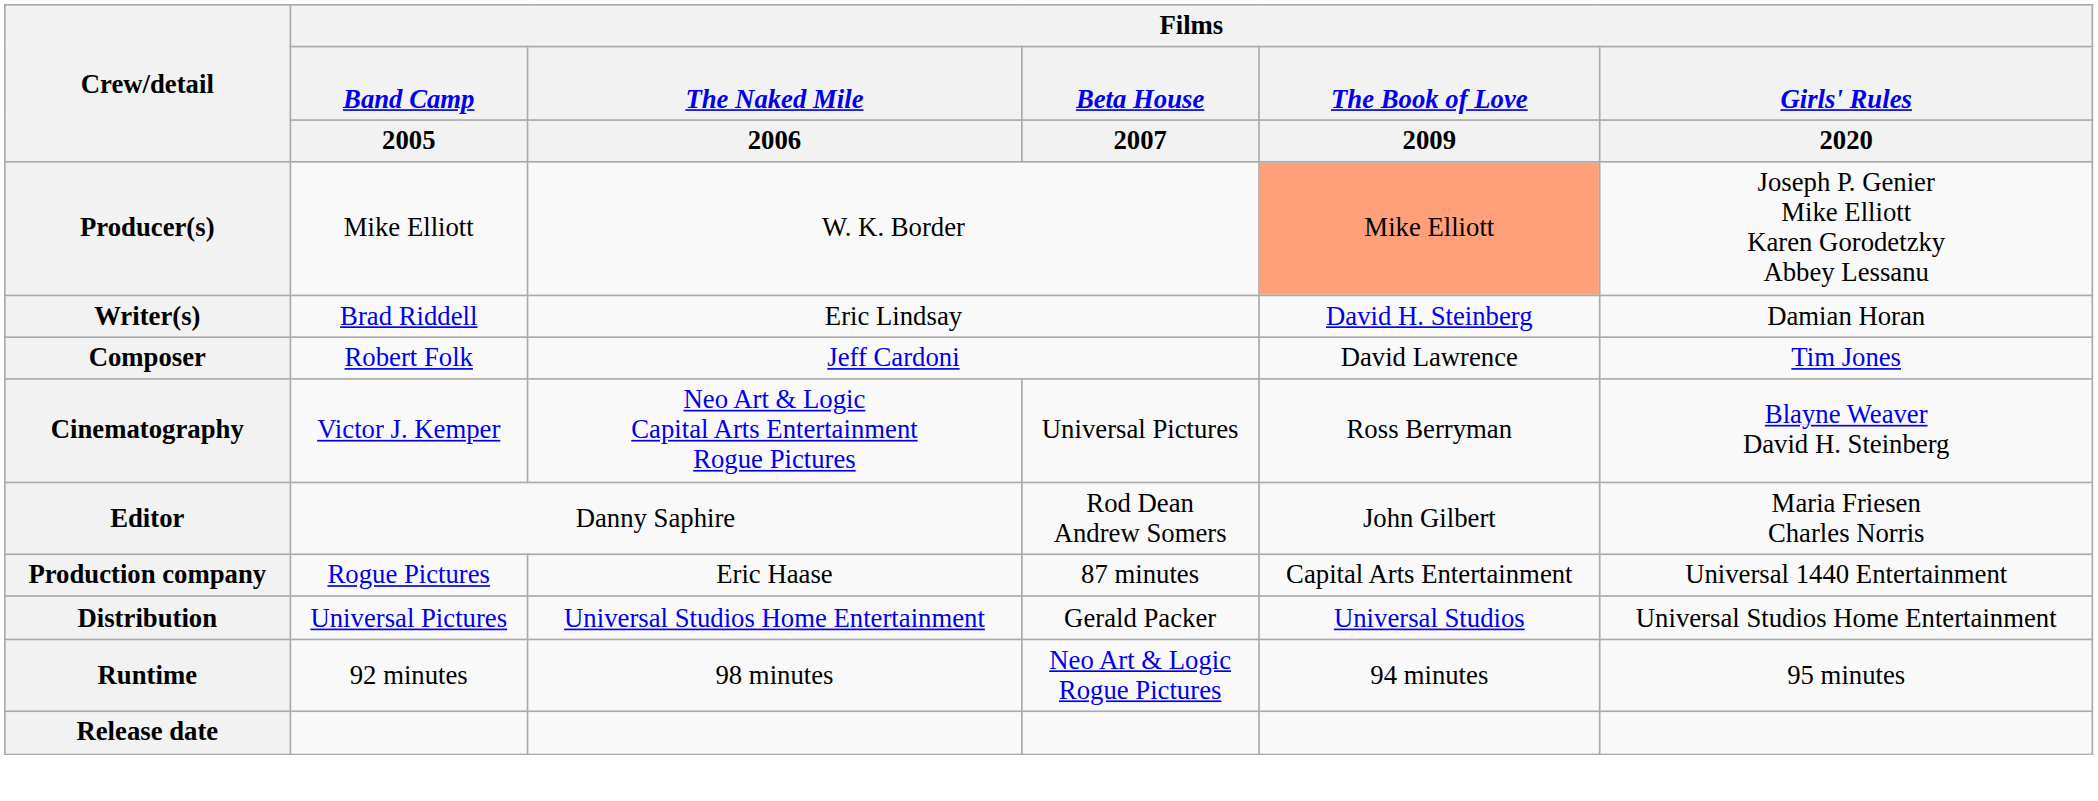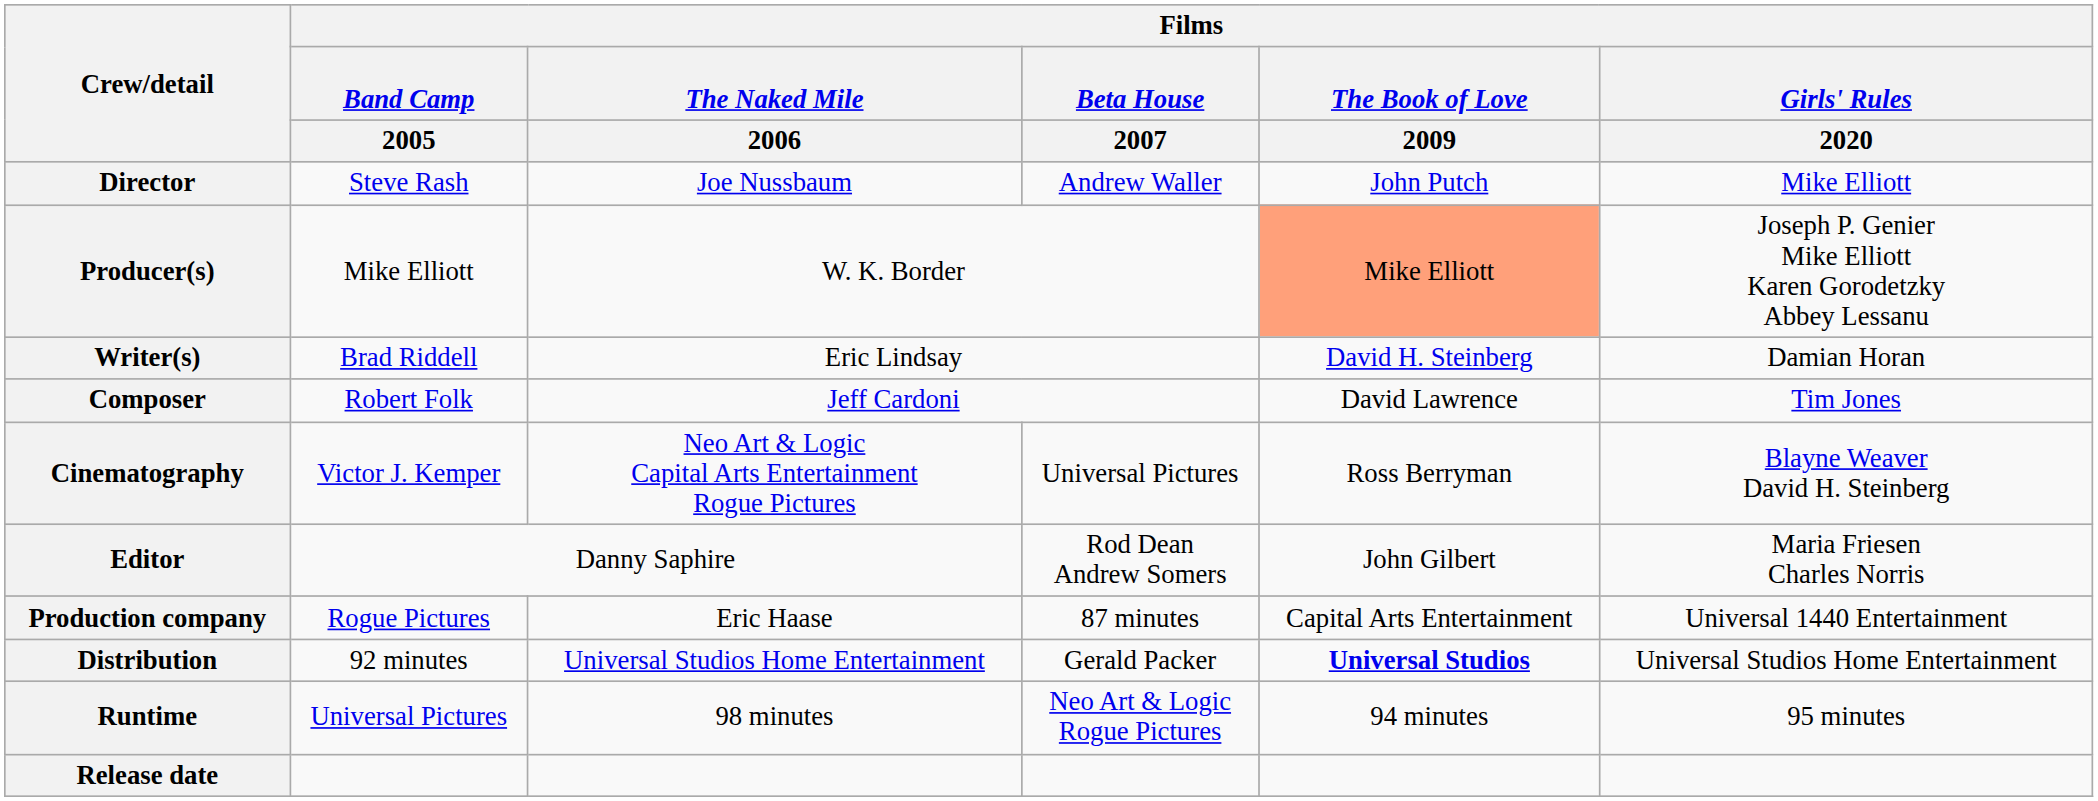+ row: (147, 182)
(409, 617) Universal Pictures -> (409, 659) 92 minutes
(1429, 617) normal -> (1429, 659) bold
(409, 674) 92 minutes -> (409, 717) Universal Pictures
